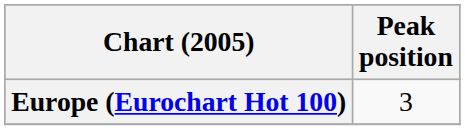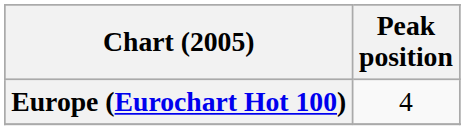(406, 101) 3 -> (406, 101) 4
